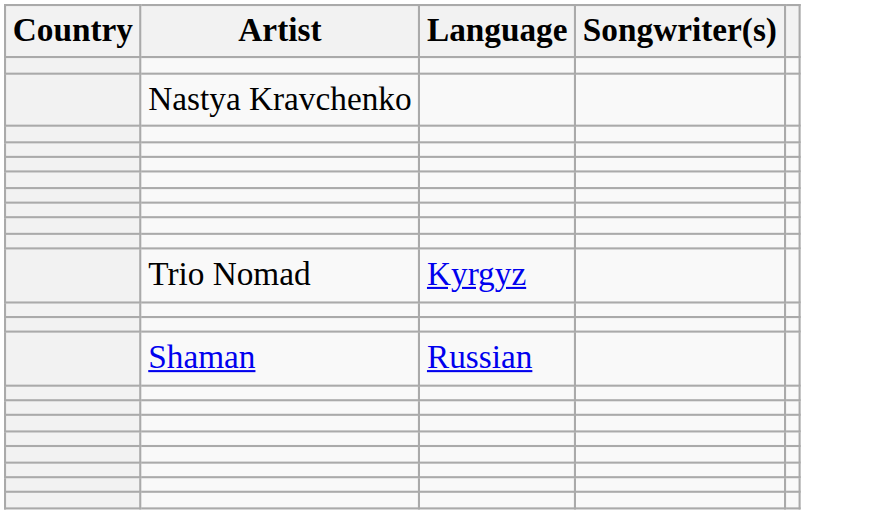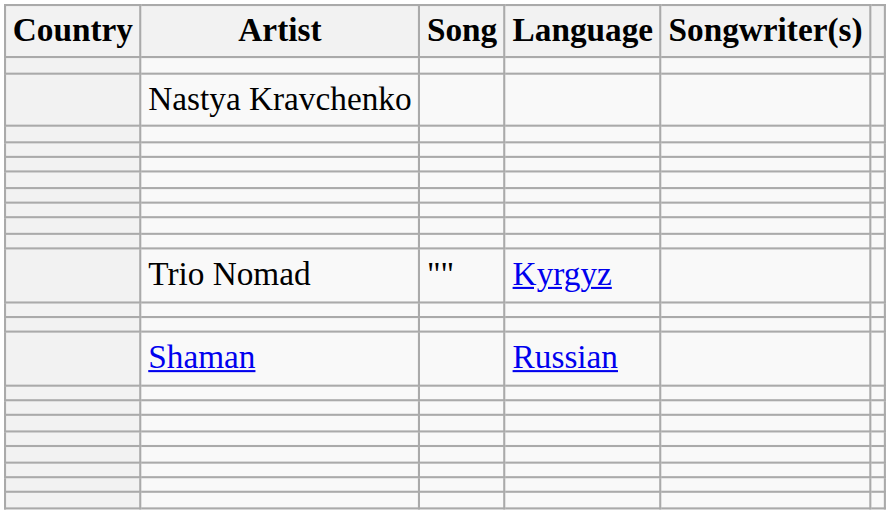+ column: (462, 30)
